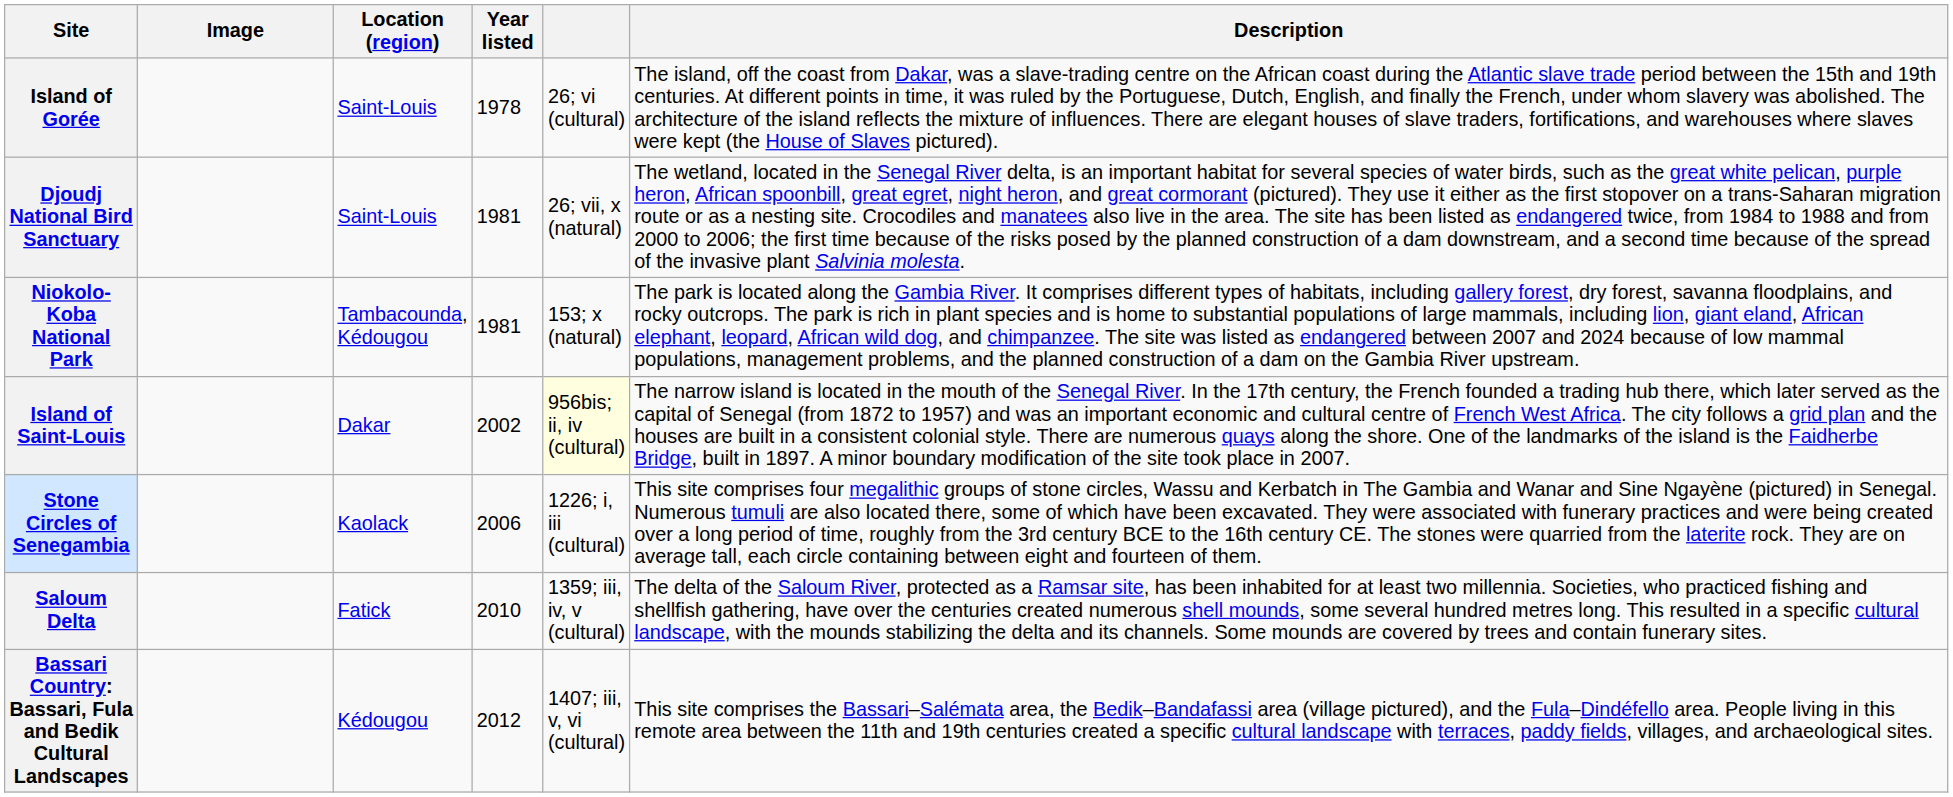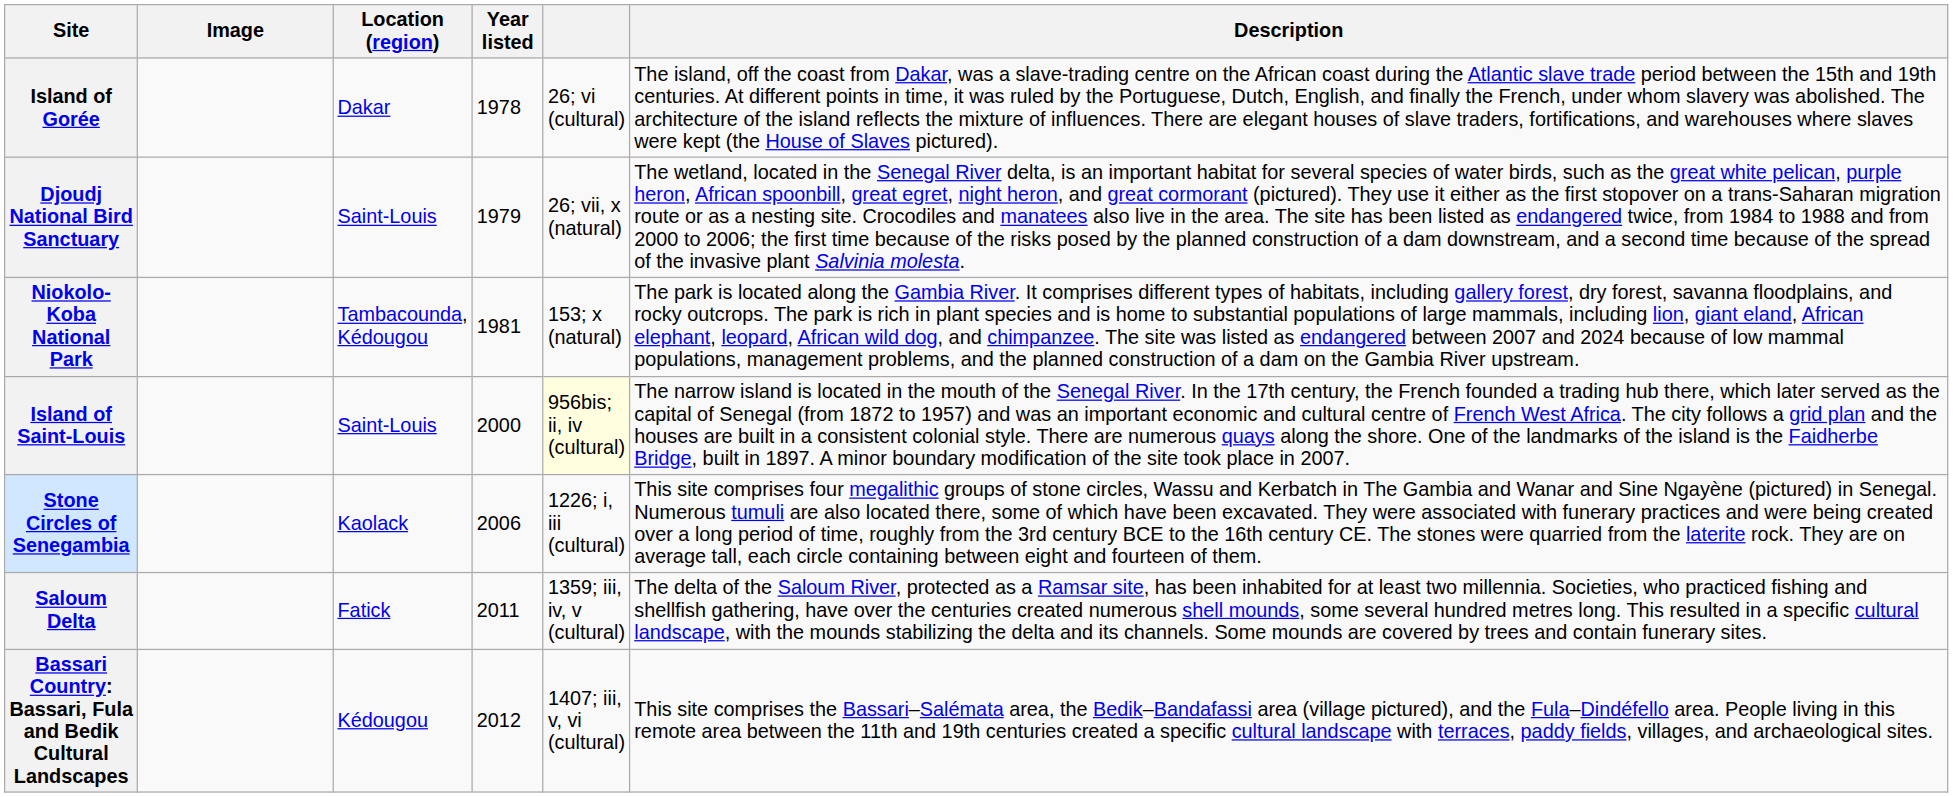(387, 107) Saint-Louis -> (364, 107) Dakar
(499, 217) 1981 -> (499, 217) 1979
(364, 425) Dakar -> (387, 425) Saint-Louis
(499, 425) 2002 -> (499, 425) 2000
(499, 610) 2010 -> (498, 610) 2011
